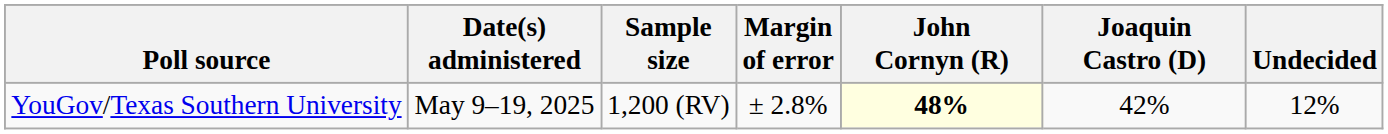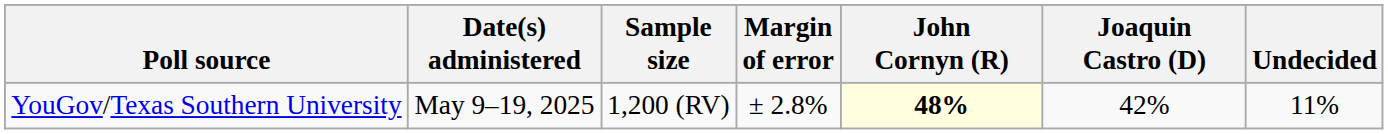(1315, 104) 12% -> (1315, 104) 11%
